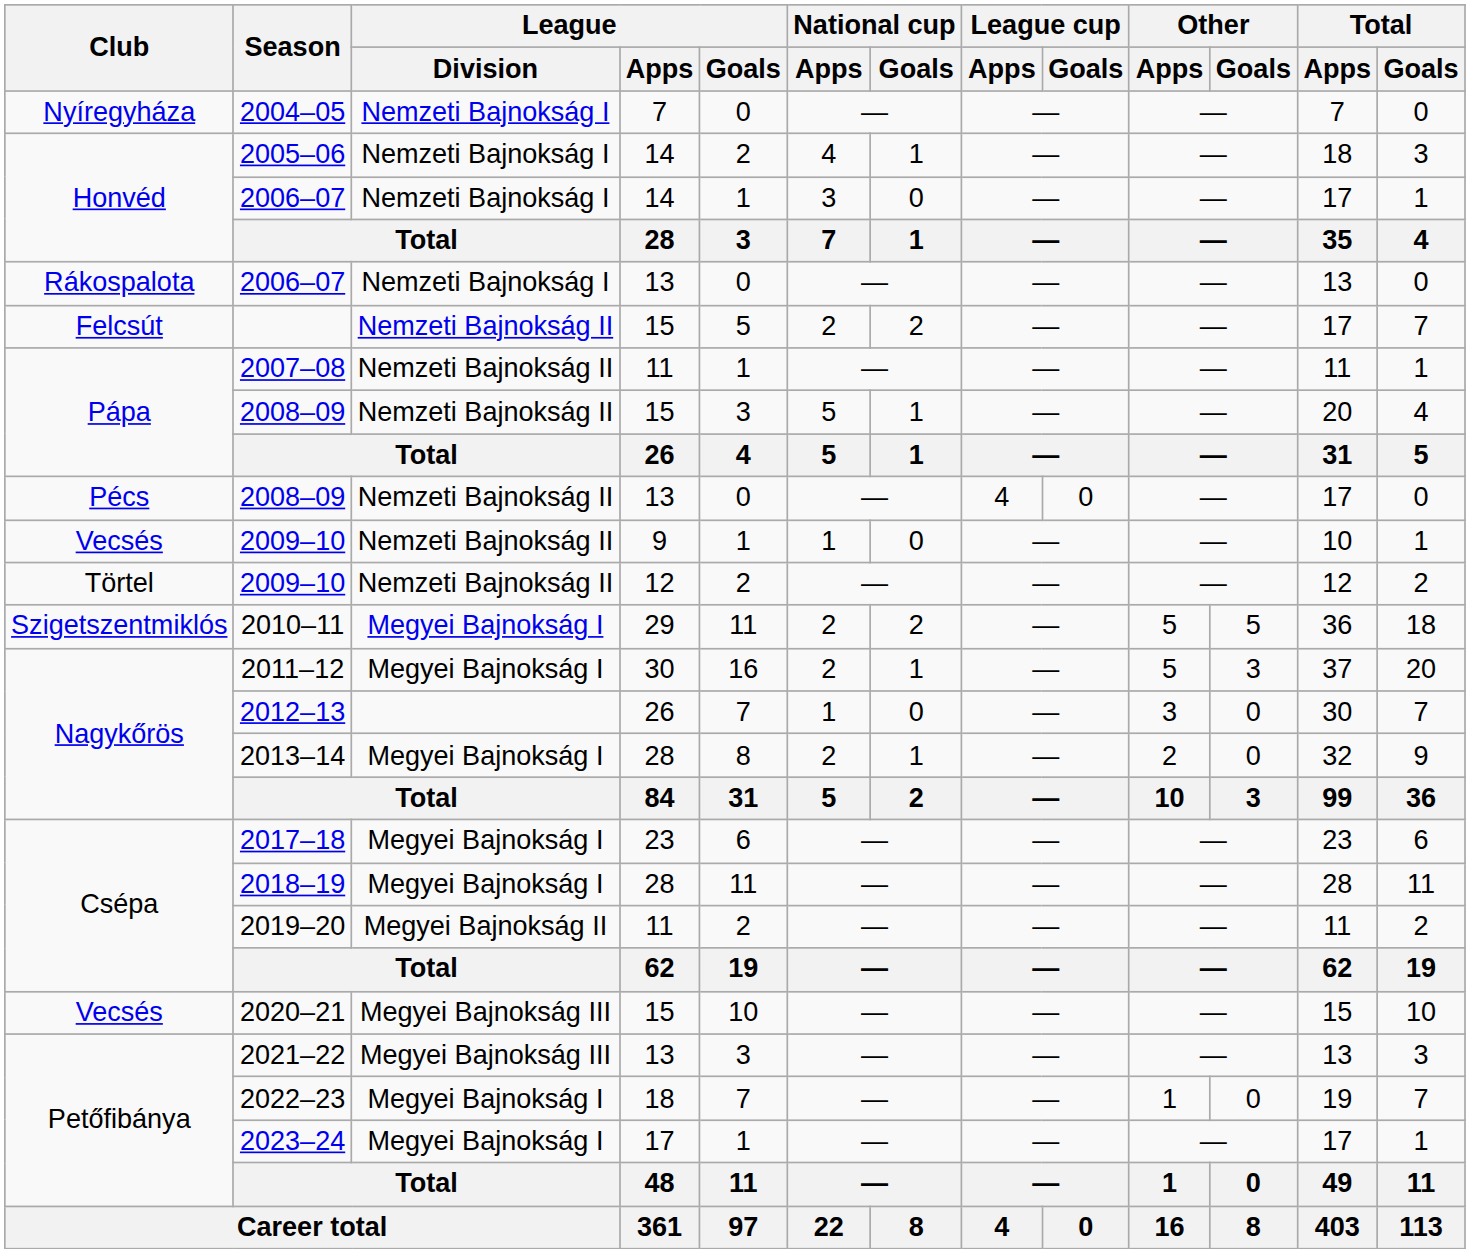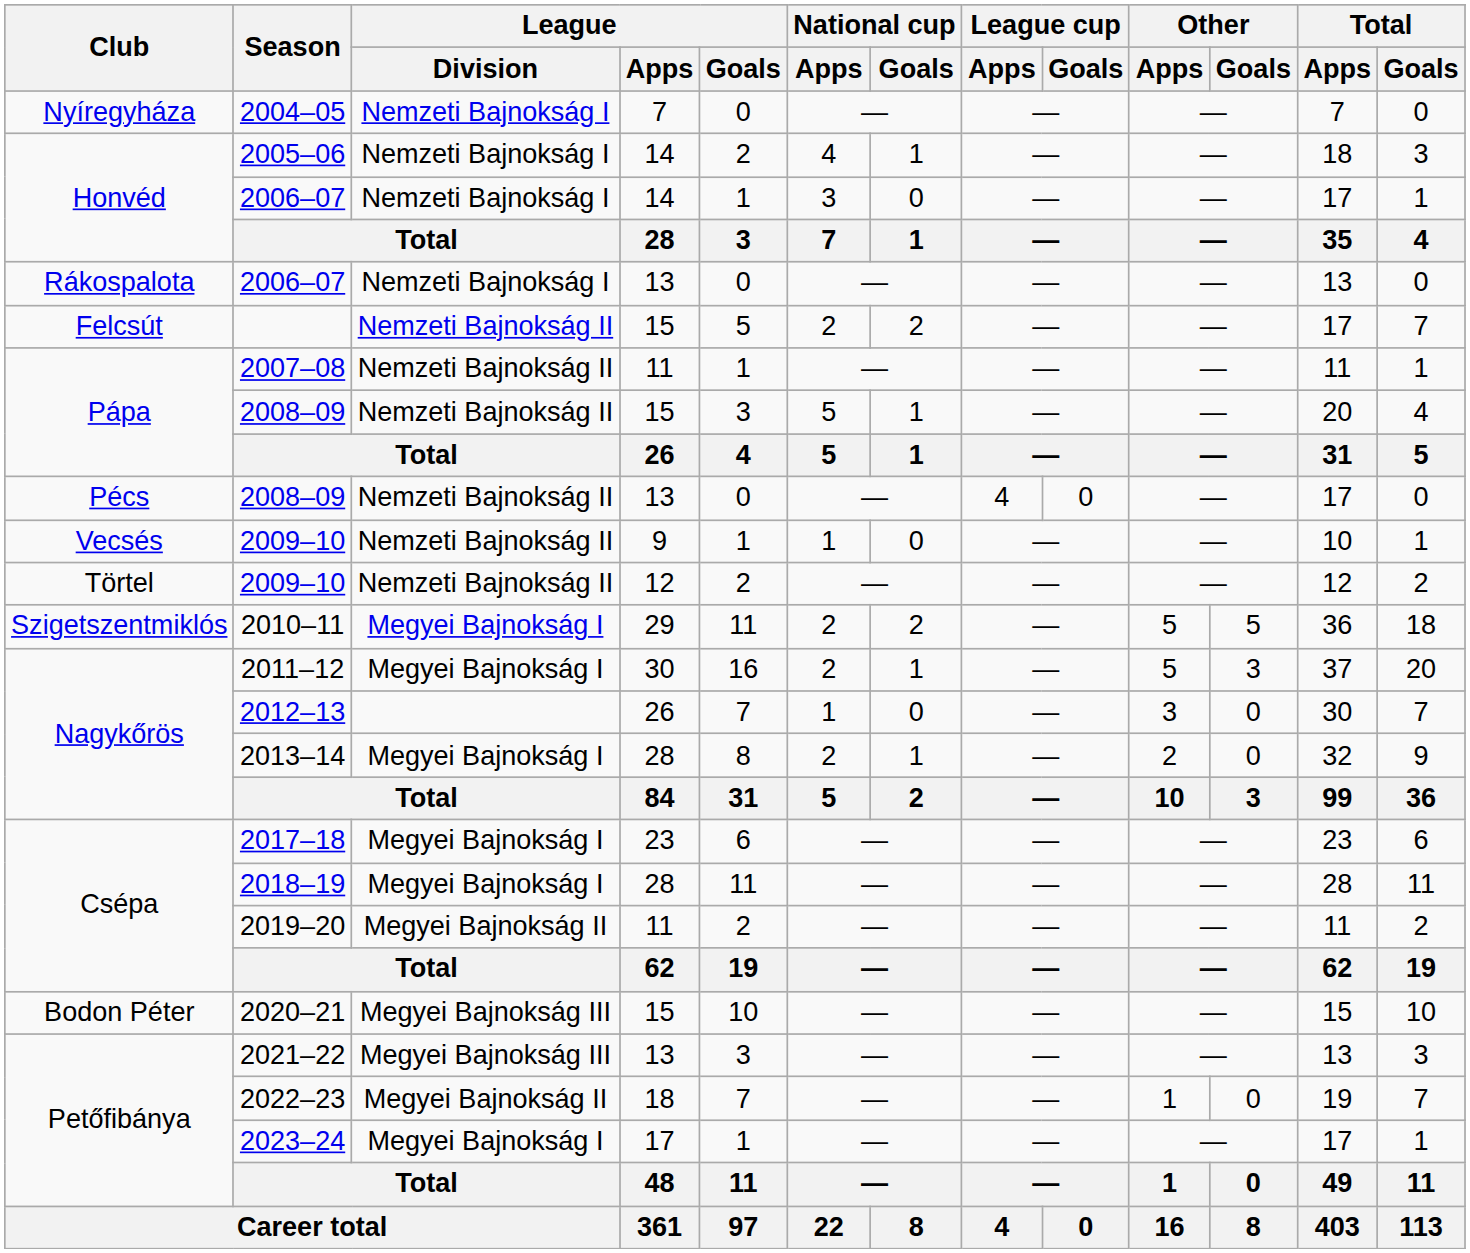(119, 1012) Vecsés -> (119, 1012) Bodon Péter
(485, 1098) Megyei Bajnokság I -> (485, 1098) Megyei Bajnokság II
